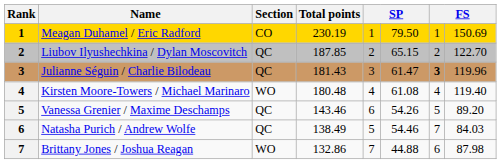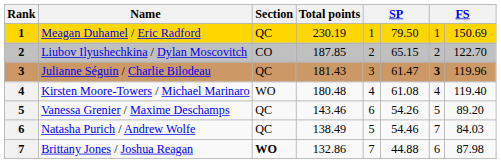(264, 33) CO -> (264, 33) QC
(264, 52) QC -> (264, 52) CO
(265, 149) normal -> (266, 149) bold
